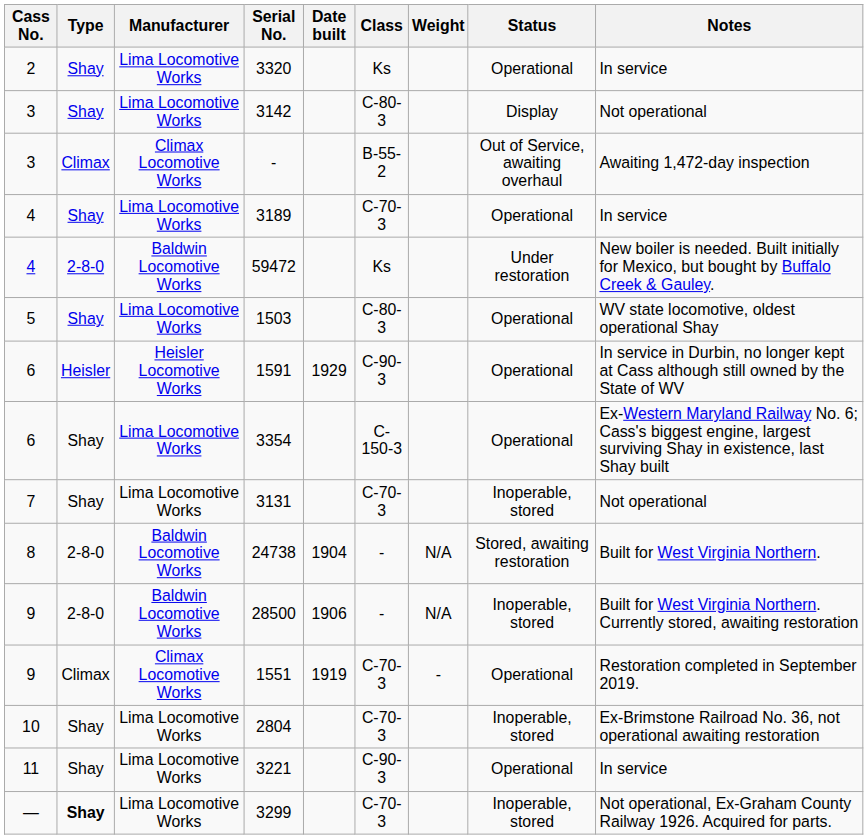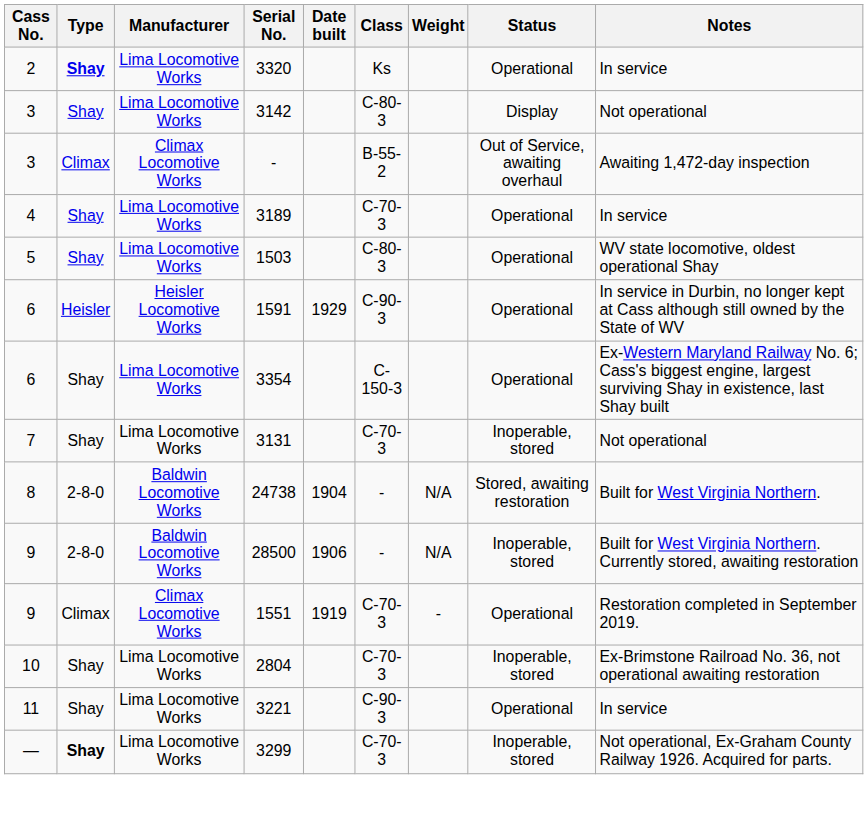(86, 68) normal -> (86, 68) bold
- row: (274, 267)
